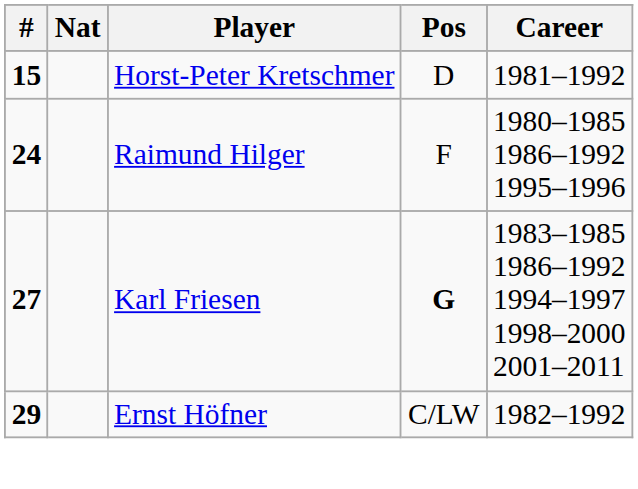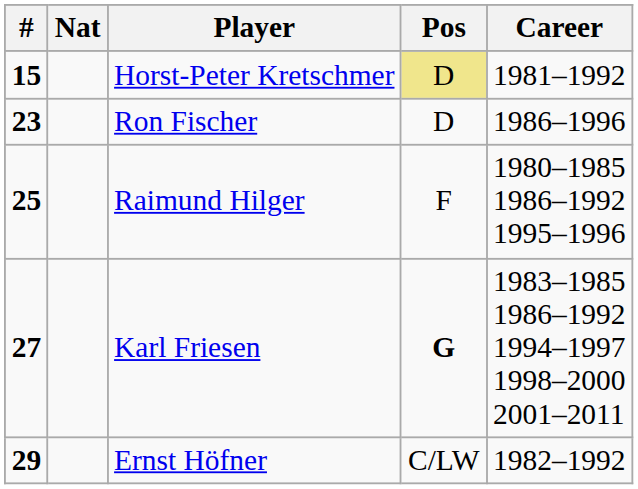(444, 74) no background -> (444, 74) khaki background
+ row: (186, 121)
(26, 154) 24 -> (26, 201) 25
